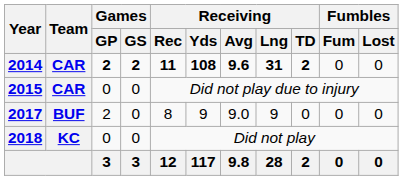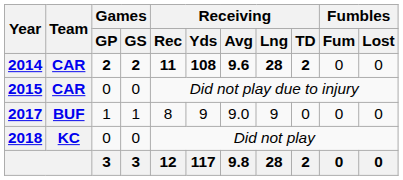(274, 65) 31 -> (274, 65) 28
(106, 114) 2 -> (106, 114) 1
(136, 114) 0 -> (136, 114) 1
